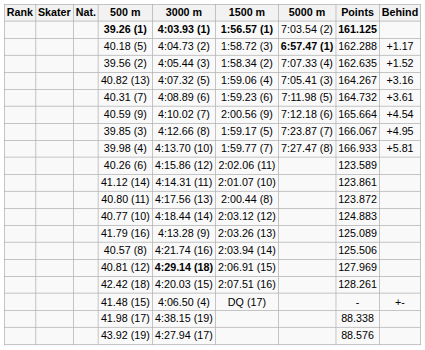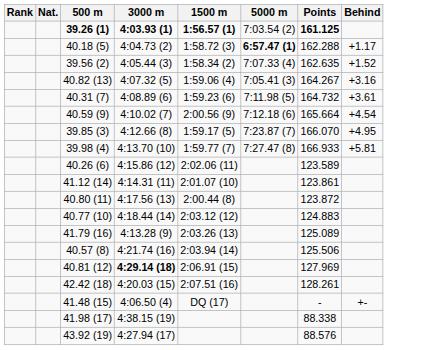- column: (54, 13)
(358, 132) 166.067 -> (320, 132) 166.070
